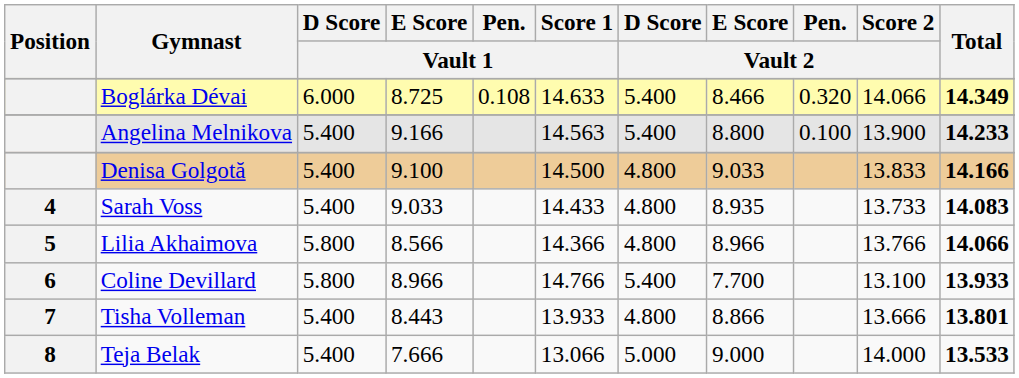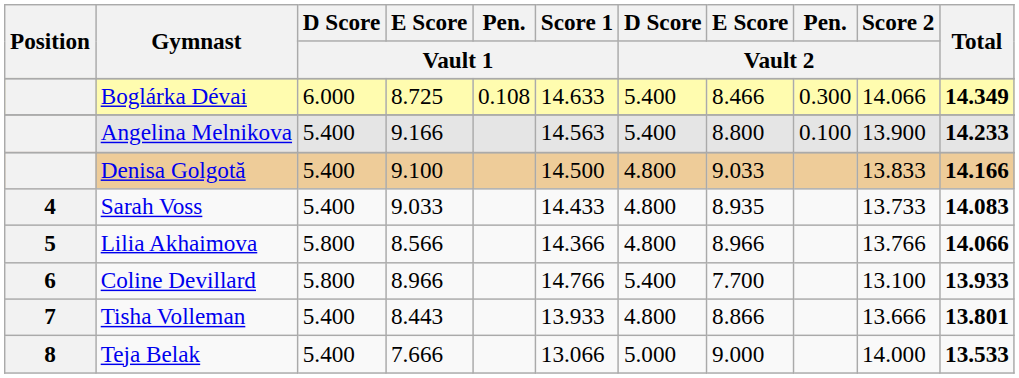(825, 96) 0.320 -> (825, 96) 0.300
